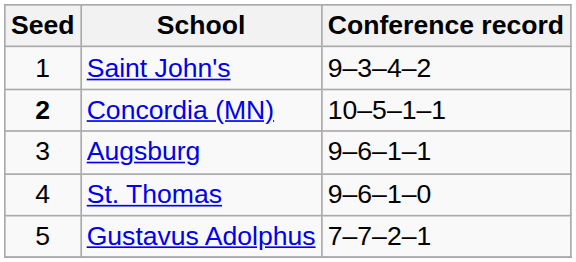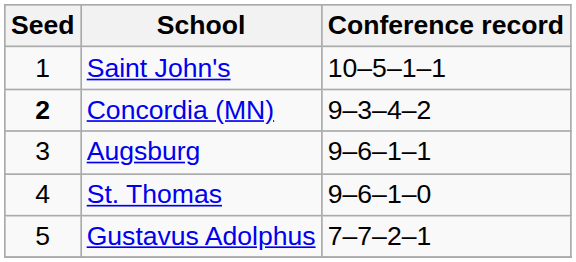(380, 67) 9–3–4–2 -> (387, 67) 10–5–1–1
(387, 109) 10–5–1–1 -> (380, 109) 9–3–4–2
